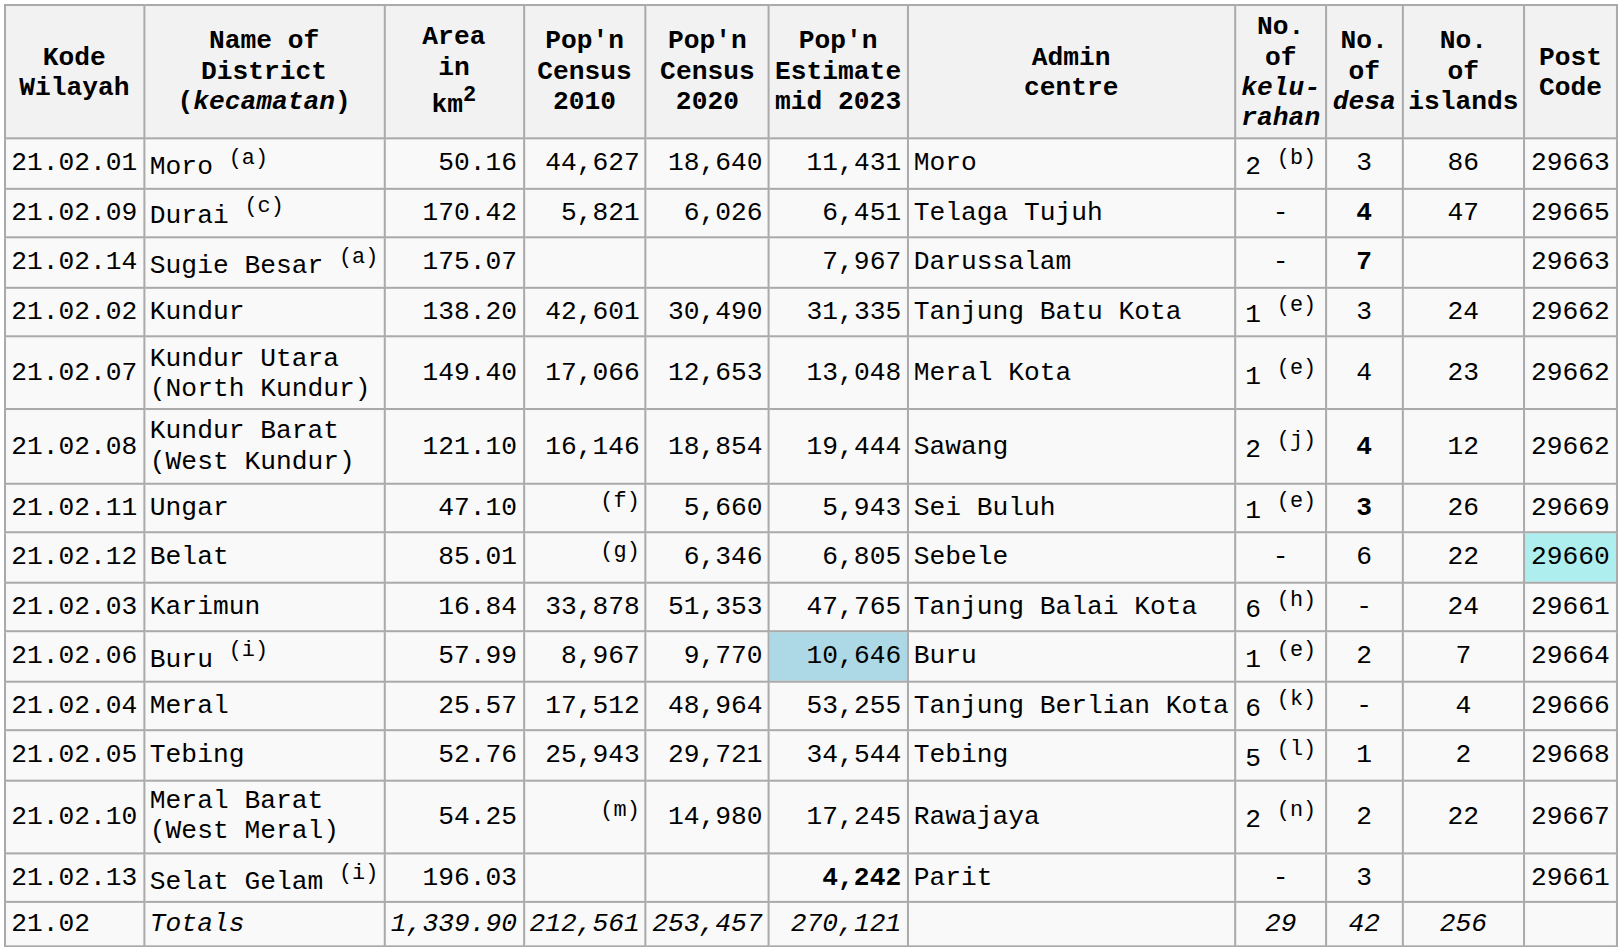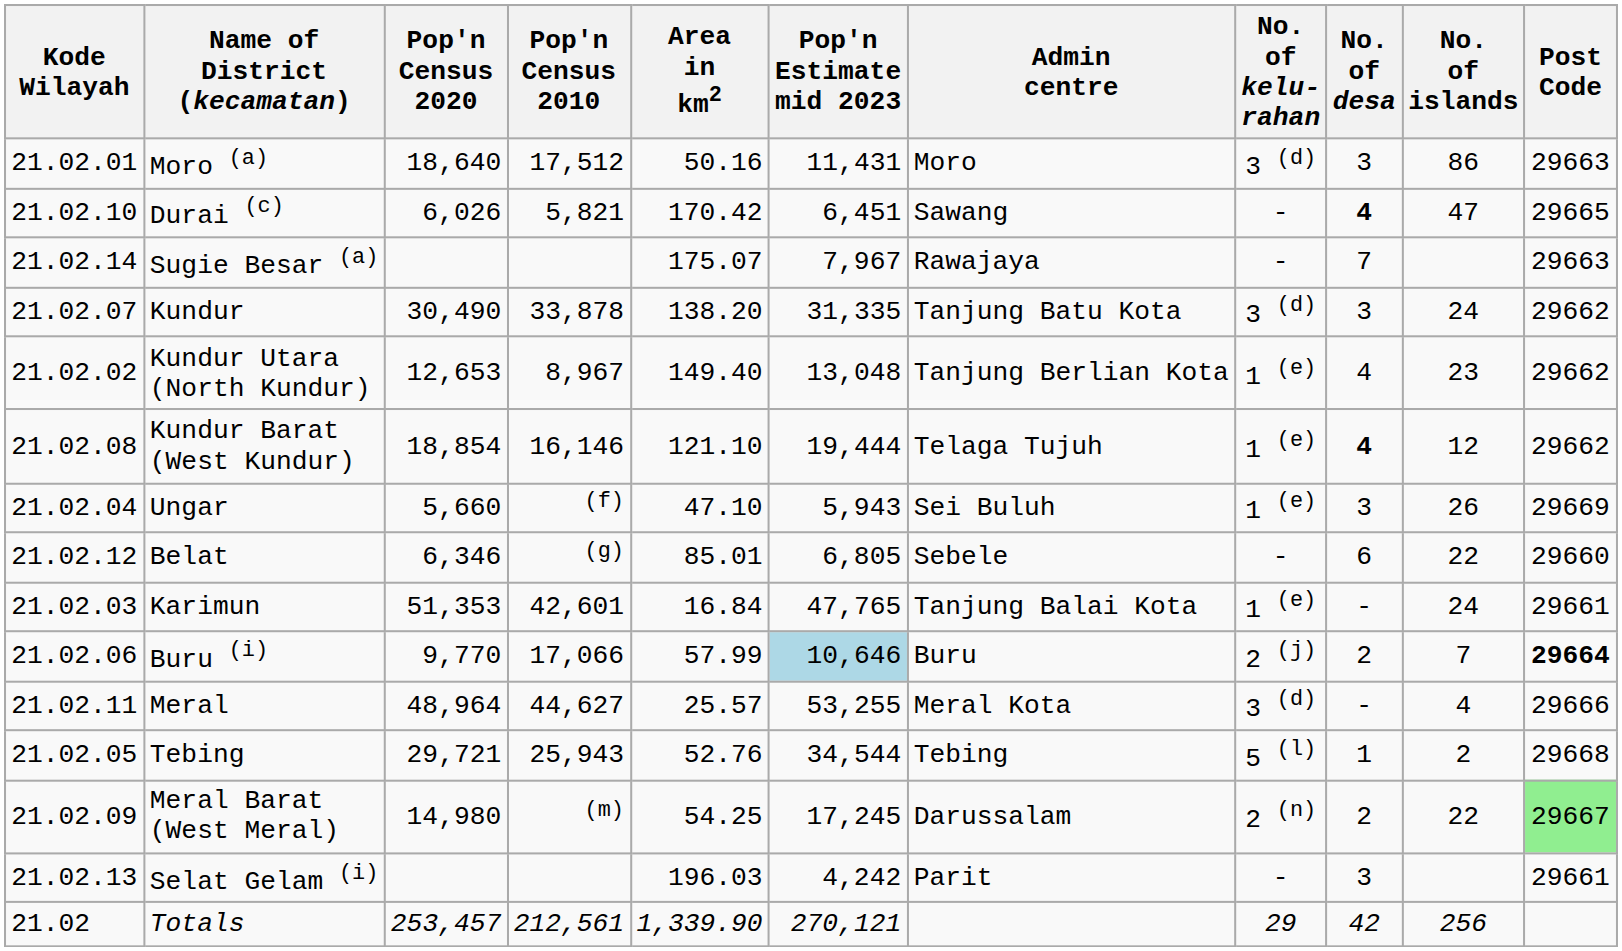columns swapped: (454, 72) <-> (707, 72)
(592, 163) 44,627 -> (577, 163) 17,512
(1281, 163) 2 (b) -> (1281, 163) 3 (d)
(74, 213) 21.02.09 -> (74, 213) 21.02.10
(1008, 213) Telaga Tujuh -> (961, 213) Sawang
(992, 262) Darussalam -> (977, 262) Rawajaya
(1364, 262) bold -> (1364, 262) normal
(74, 312) 21.02.02 -> (74, 312) 21.02.07
(592, 312) 42,601 -> (577, 312) 33,878
(1281, 312) 1 (e) -> (1281, 312) 3 (d)
(74, 373) 21.02.07 -> (74, 373) 21.02.02
(592, 373) 17,066 -> (585, 373) 8,967
(992, 373) Meral Kota -> (1071, 373) Tanjung Berlian Kota
(961, 446) Sawang -> (1008, 446) Telaga Tujuh
(1281, 446) 2 (j) -> (1281, 446) 1 (e)
(74, 508) 21.02.11 -> (74, 508) 21.02.04
(1364, 508) bold -> (1364, 508) normal
(1570, 557) paleturquoise background -> (1570, 557) no background
(592, 607) 33,878 -> (577, 607) 42,601
(1281, 607) 6 (h) -> (1281, 607) 1 (e)
(600, 656) 8,967 -> (577, 656) 17,066
(1281, 656) 1 (e) -> (1281, 656) 2 (j)
(1570, 656) normal -> (1570, 656) bold
(74, 706) 21.02.04 -> (74, 706) 21.02.11
(592, 706) 17,512 -> (577, 706) 44,627
(1071, 706) Tanjung Berlian Kota -> (992, 706) Meral Kota
(1281, 706) 6 (k) -> (1281, 706) 3 (d)
(74, 817) 21.02.10 -> (74, 817) 21.02.09
(977, 817) Rawajaya -> (992, 817) Darussalam
(1570, 817) no background -> (1570, 817) lightgreen background
(862, 878) bold -> (862, 878) normal
